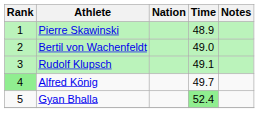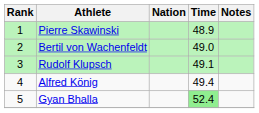(20, 82) lightgreen background -> (20, 82) no background
(203, 82) 49.7 -> (203, 82) 49.4
